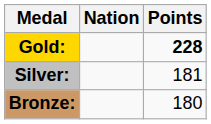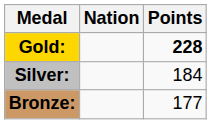(187, 75) 181 -> (187, 75) 184
(187, 103) 180 -> (187, 103) 177
